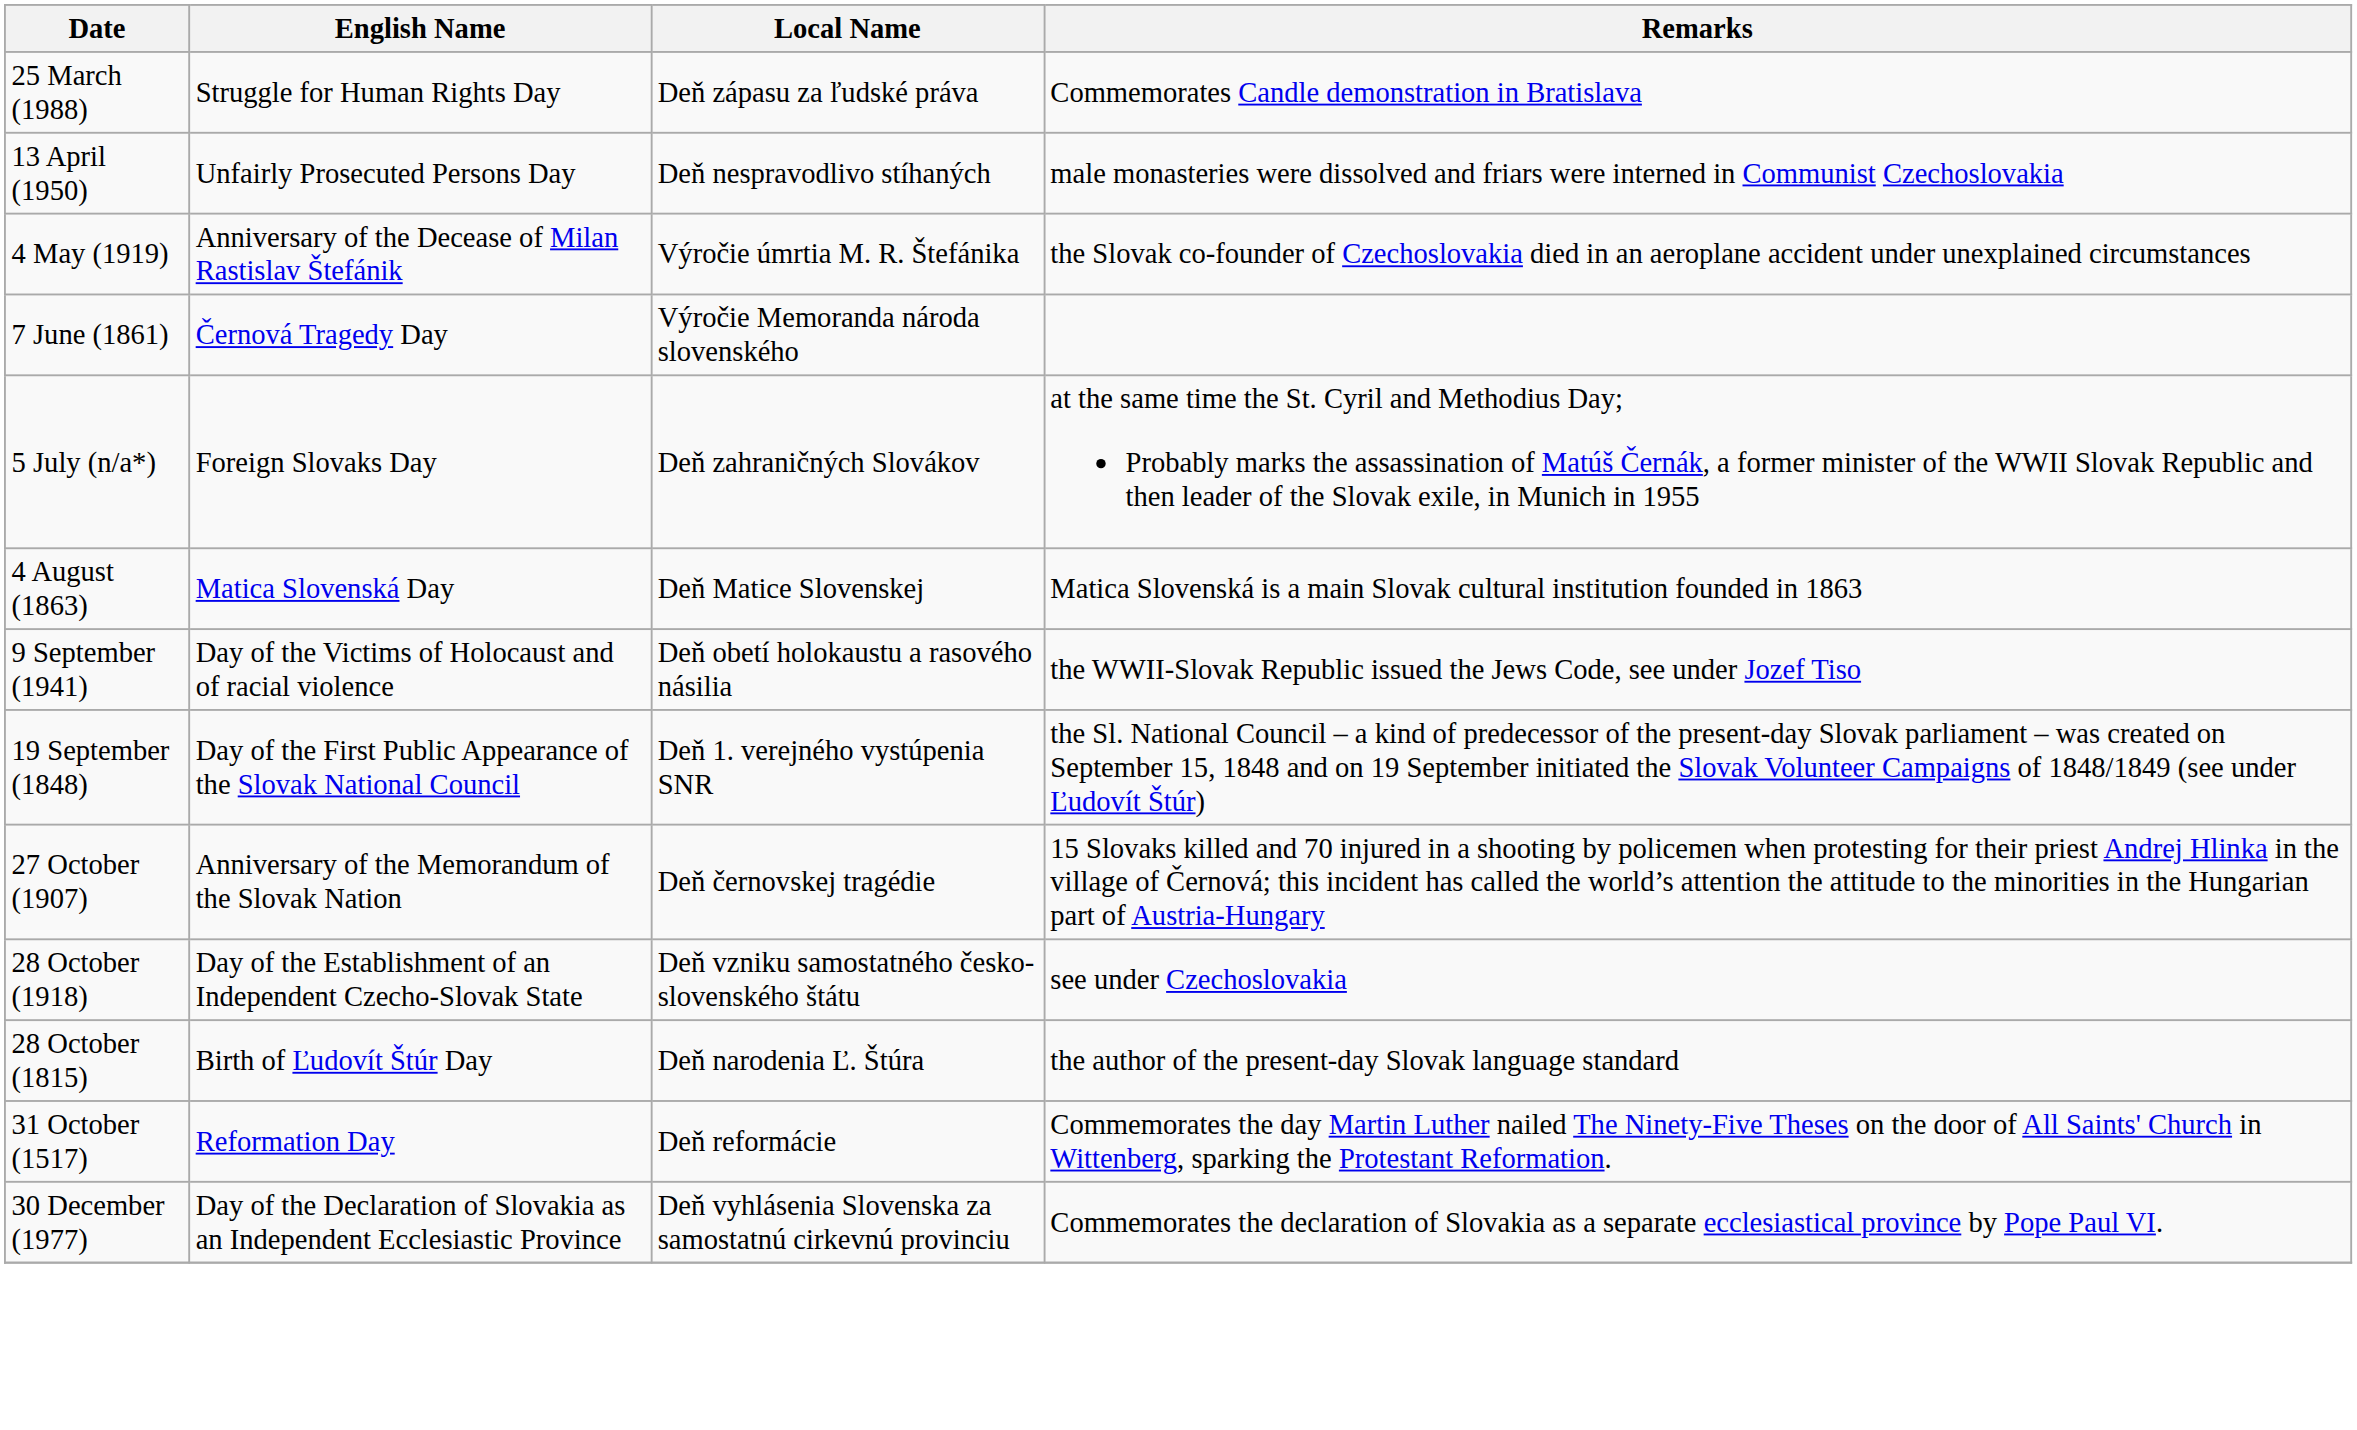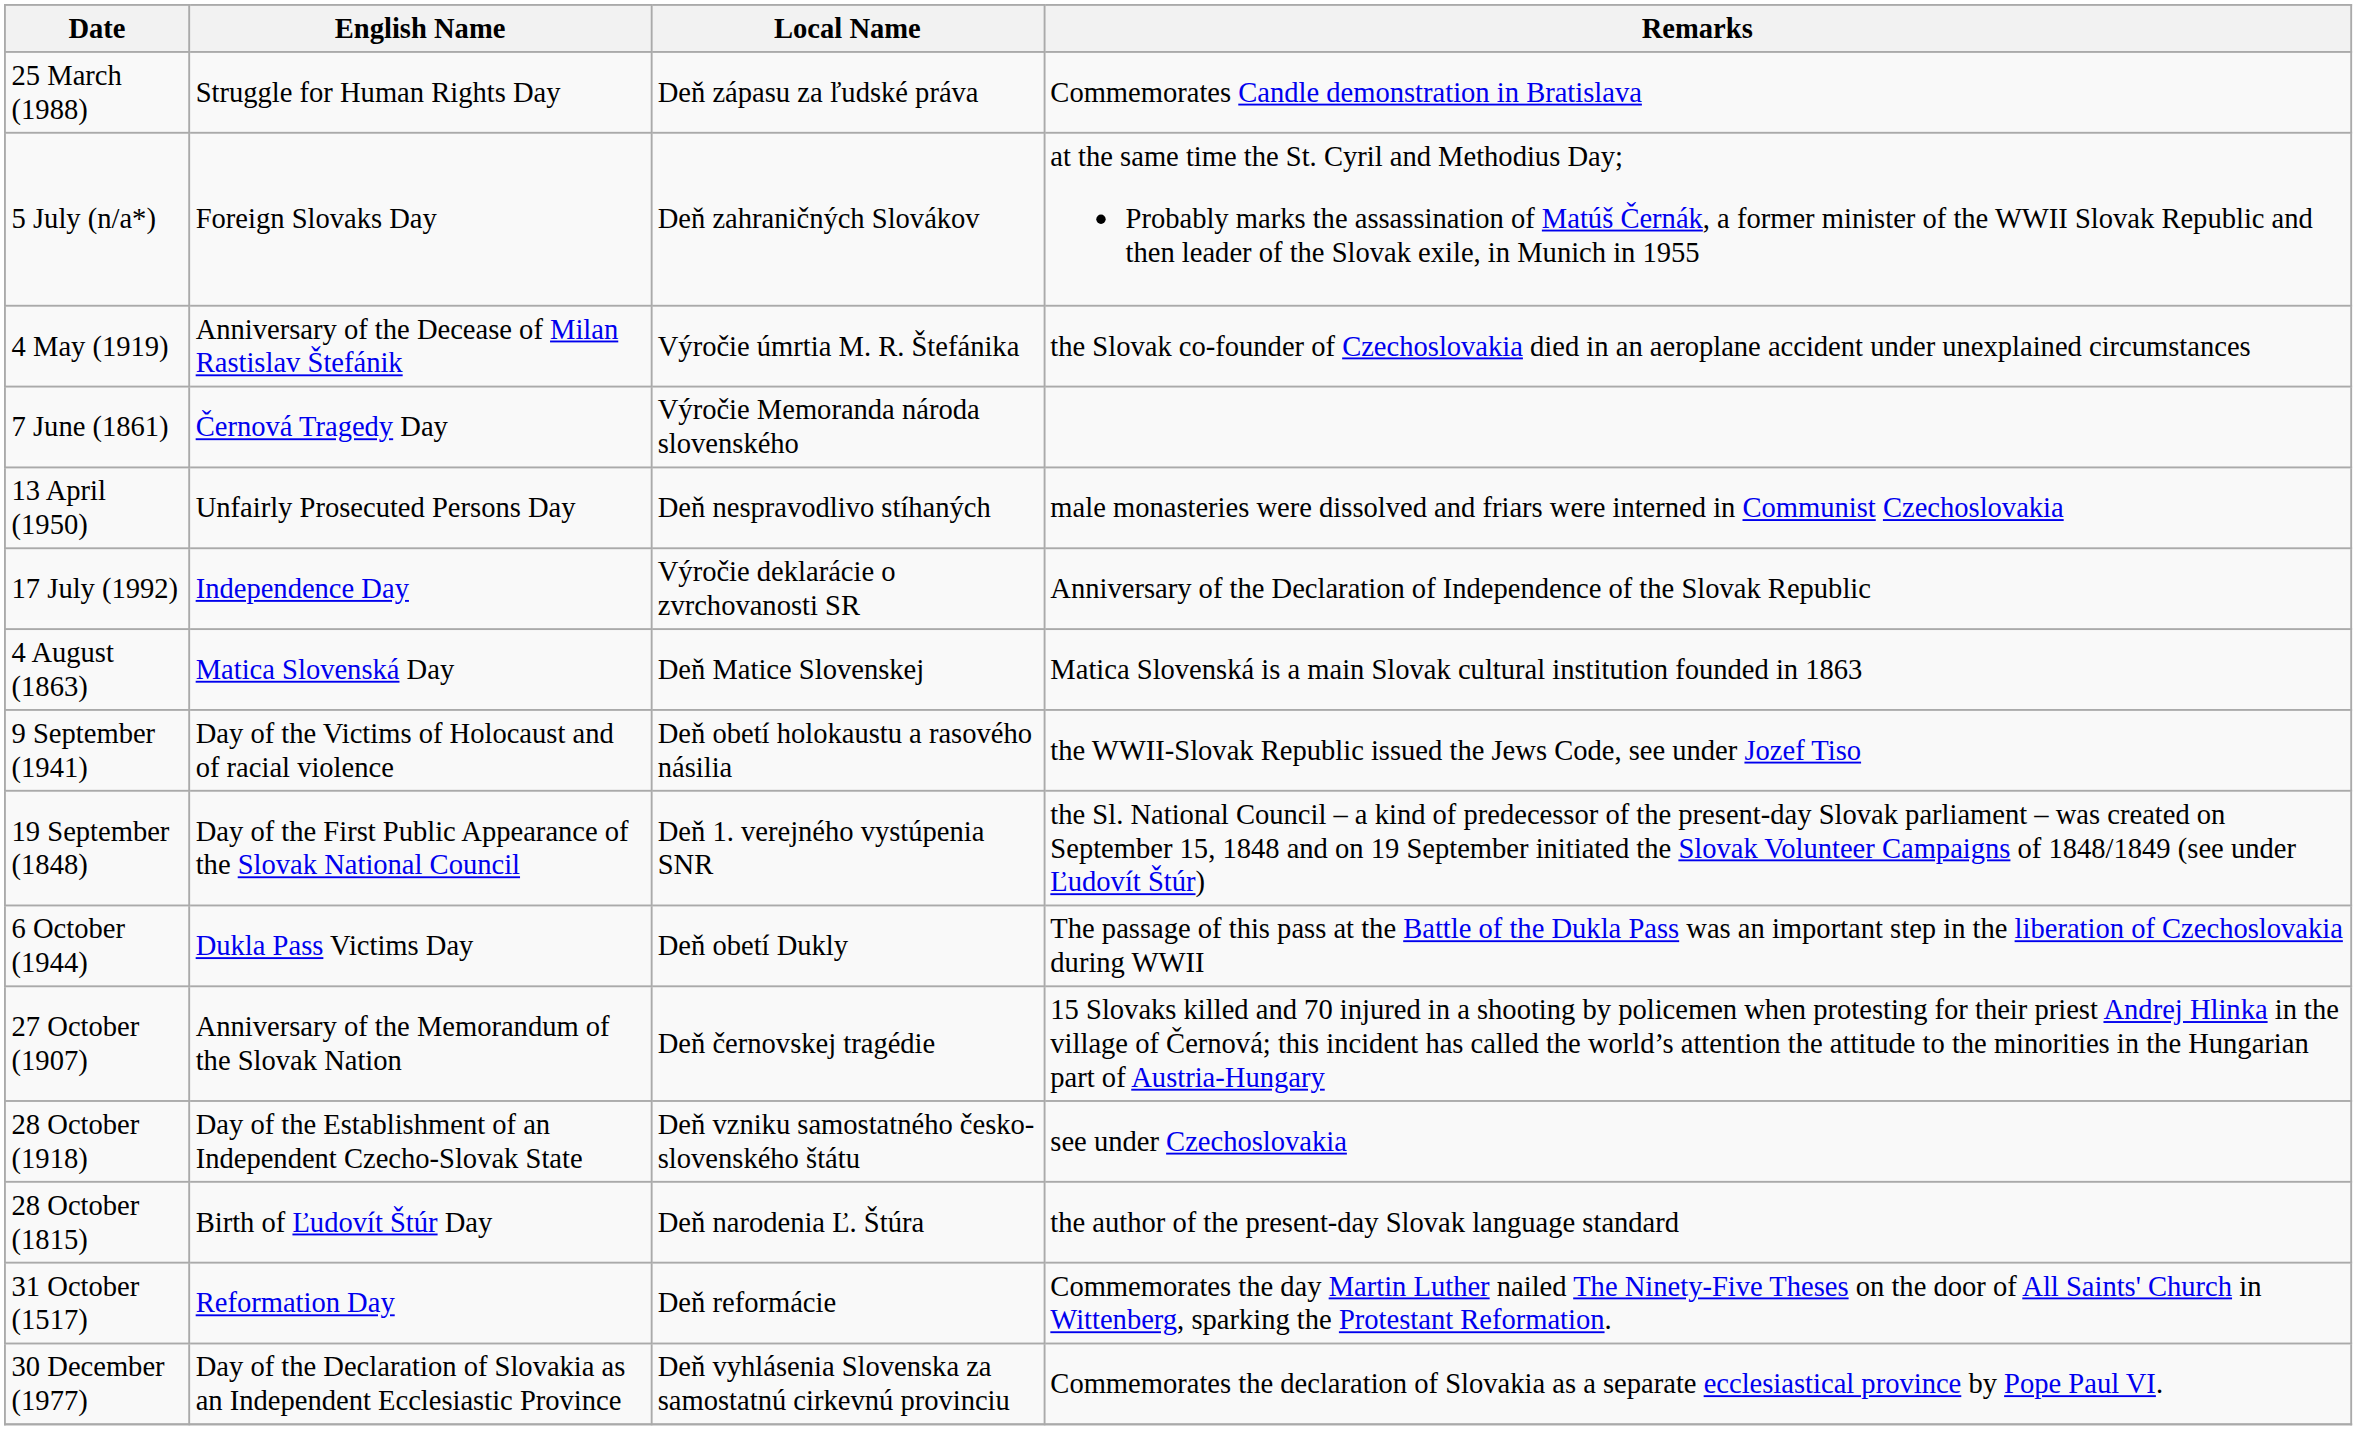rows swapped: (59, 173) <-> (84, 461)
+ row: (95, 588)
+ row: (68, 945)
